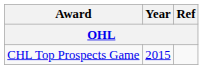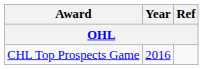(158, 54) 2015 -> (158, 54) 2016
